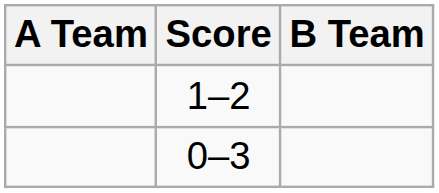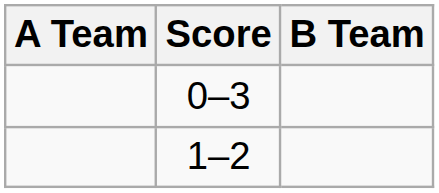rows swapped: (219, 95) <-> (219, 156)
